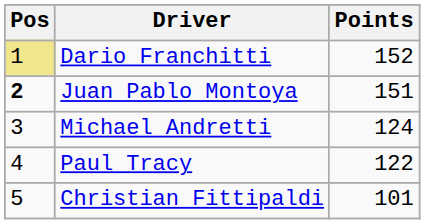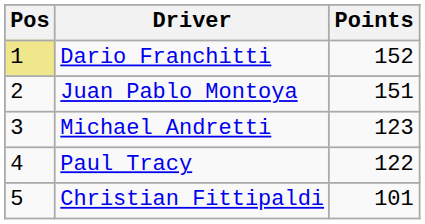(17, 94) bold -> (17, 94) normal
(394, 129) 124 -> (394, 129) 123
